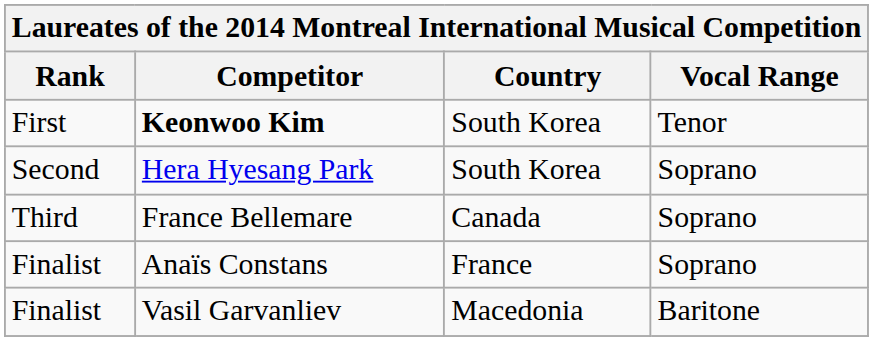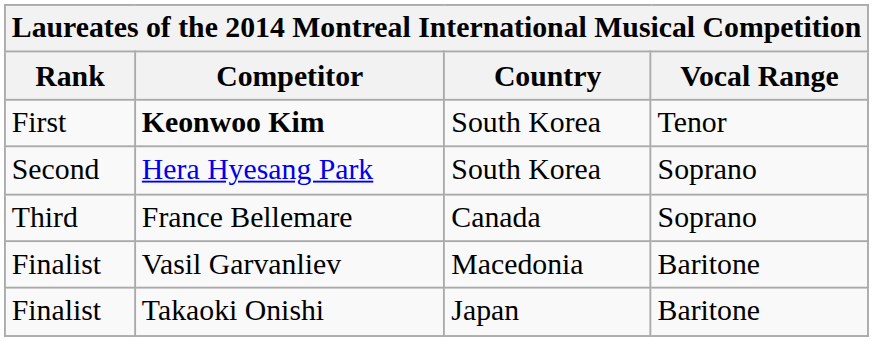- row: (235, 264)
+ row: (233, 311)
